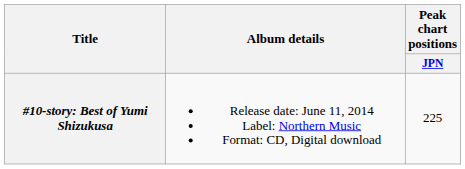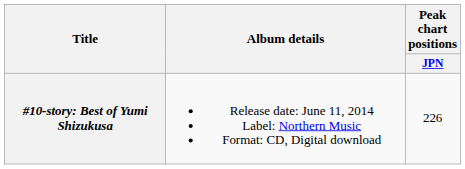(433, 118) 225 -> (433, 118) 226
